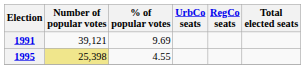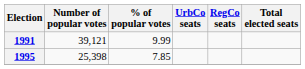(162, 40) 9.69 -> (162, 40) 9.99
(92, 56) khaki background -> (92, 56) no background
(162, 56) 4.55 -> (162, 56) 7.85
